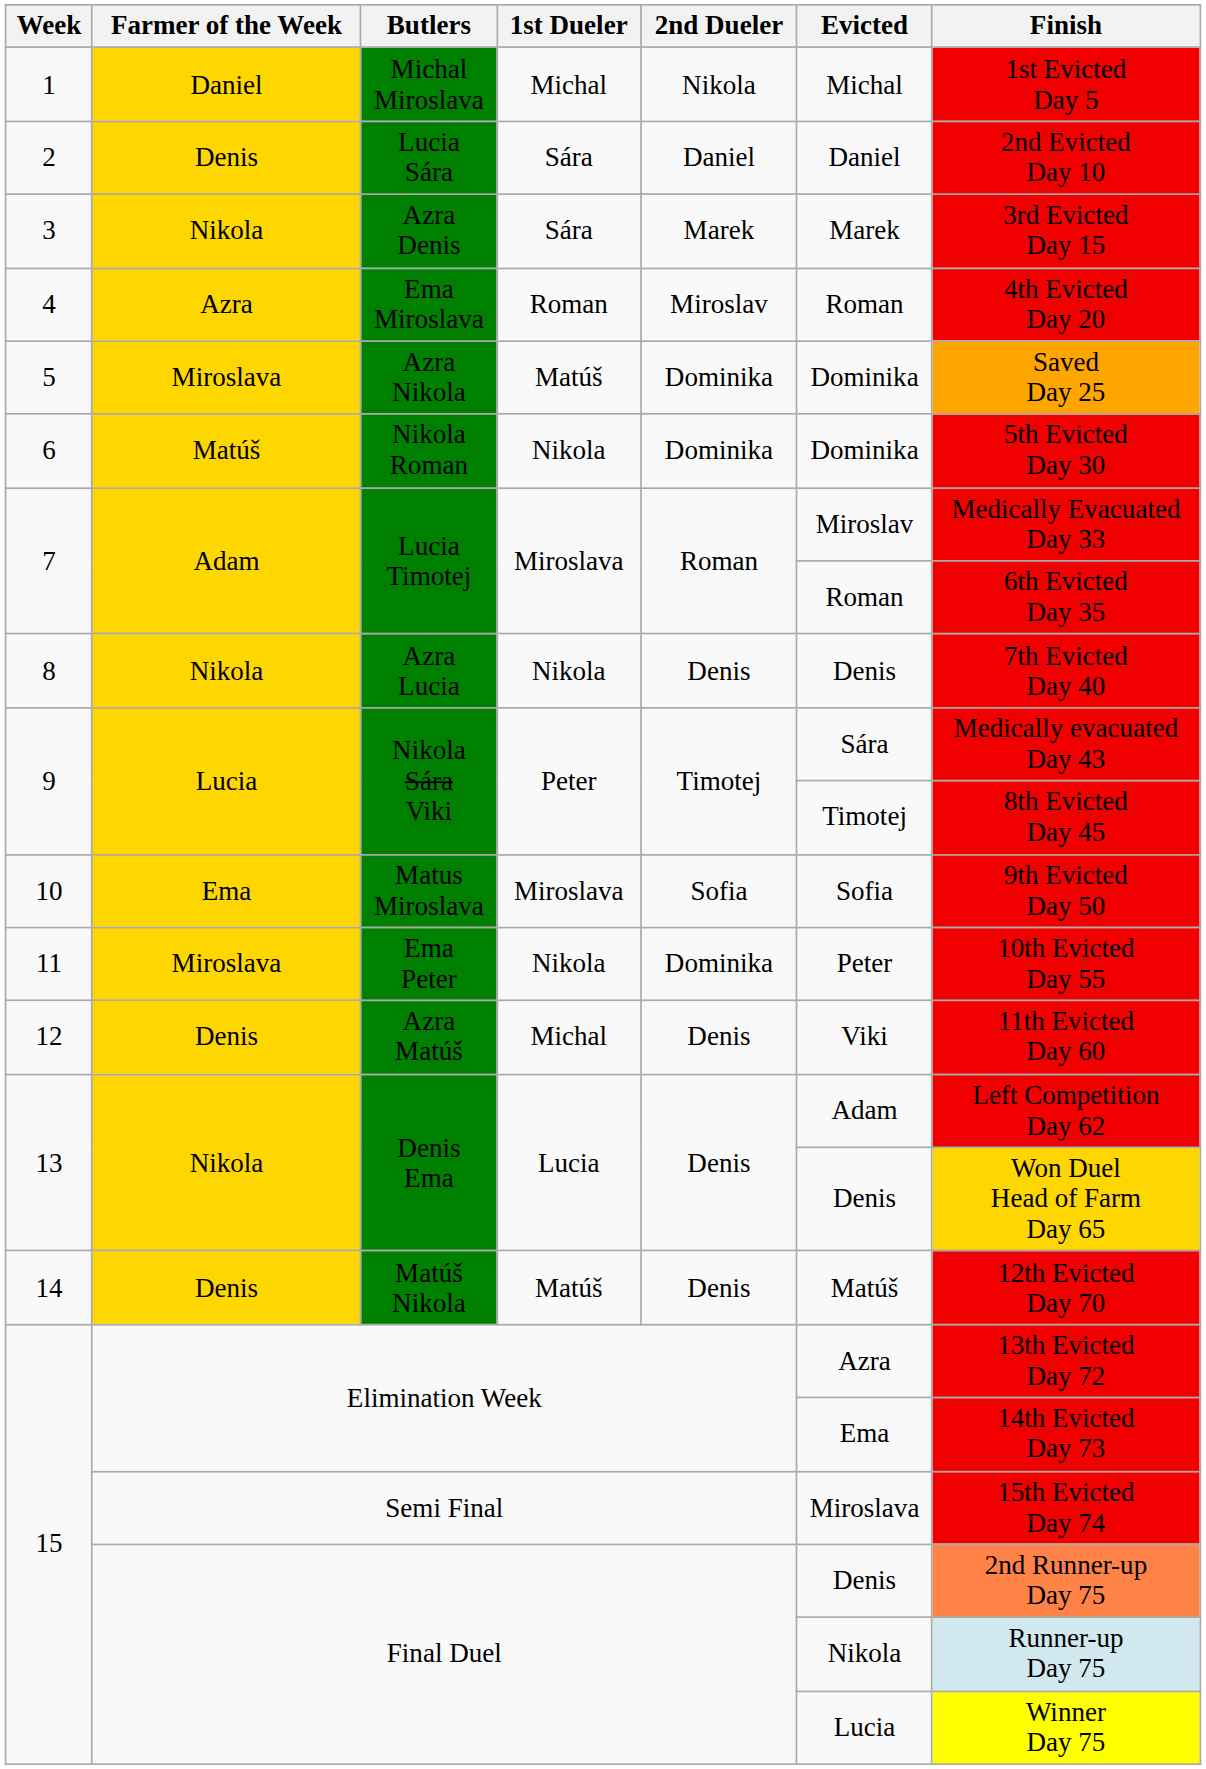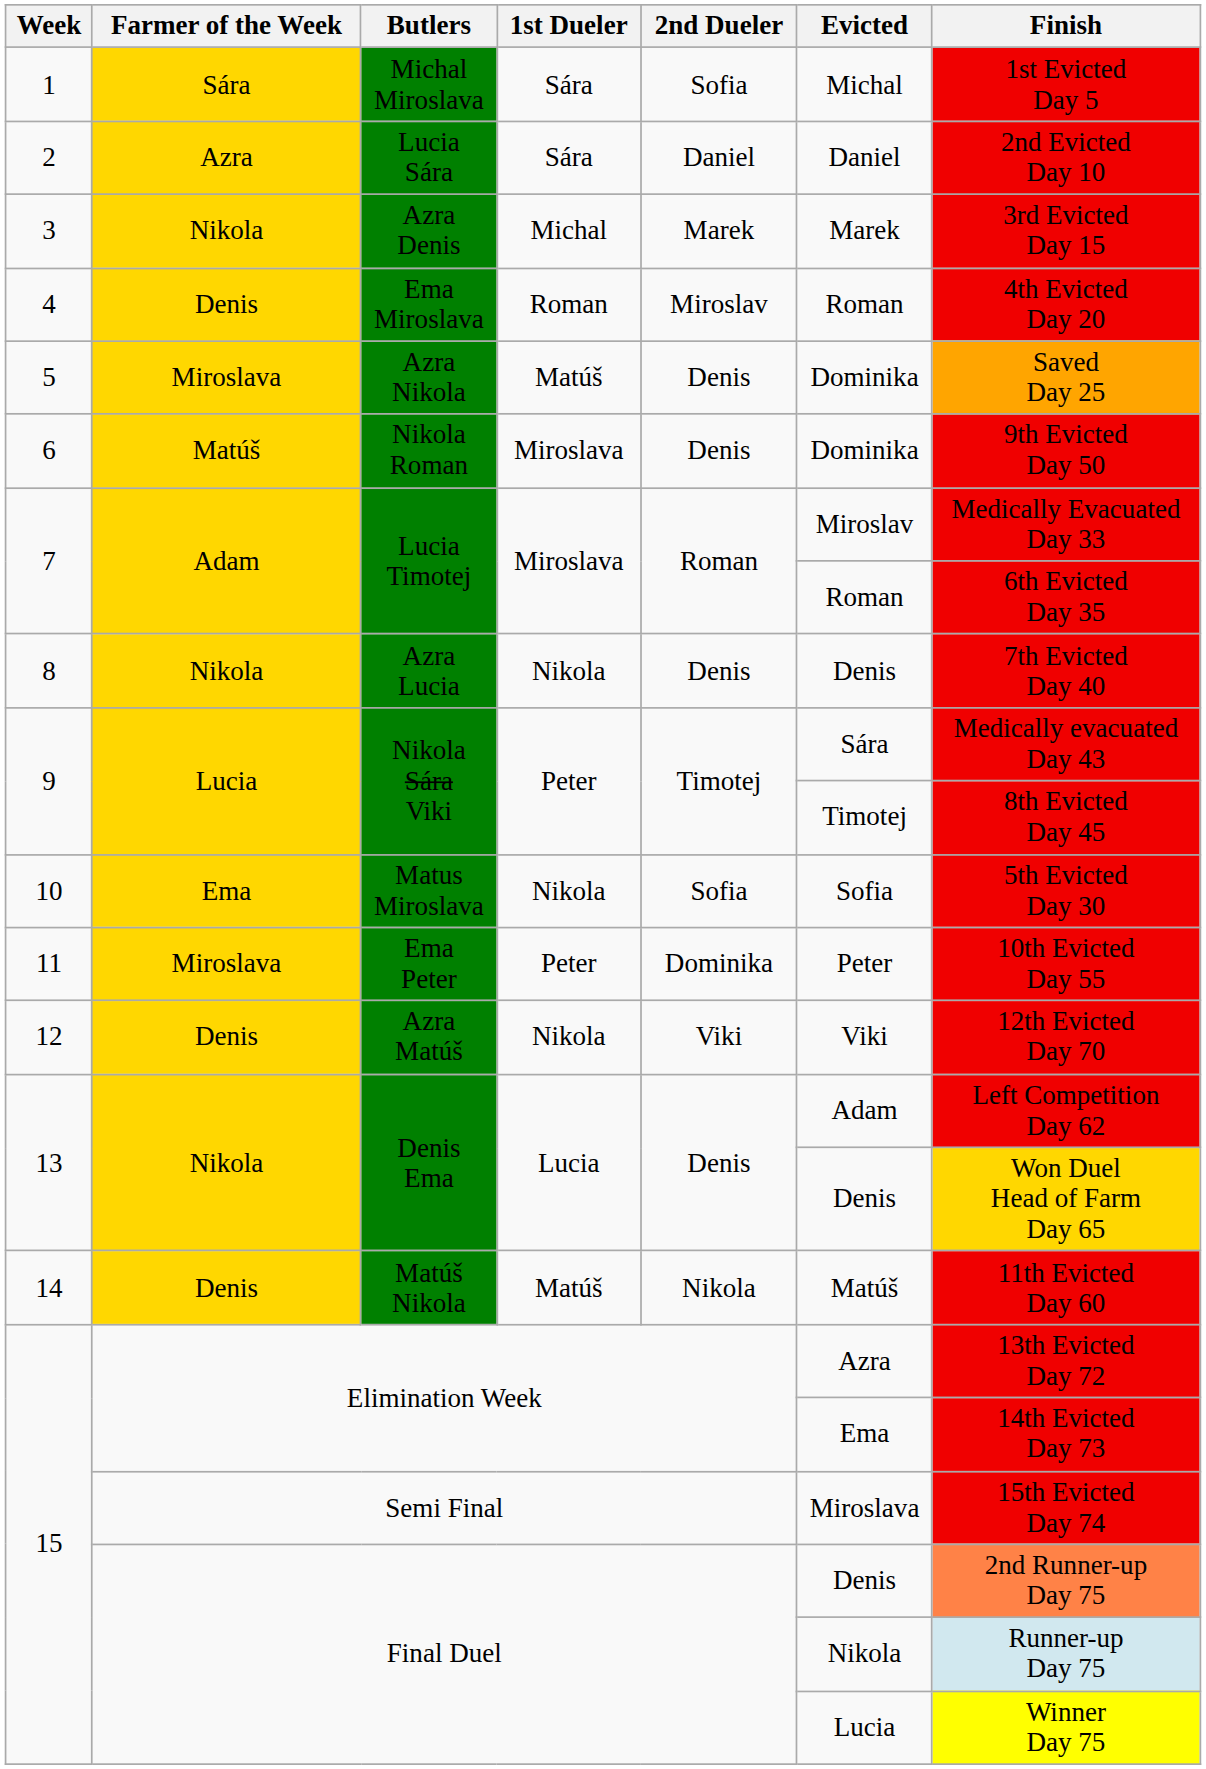(226, 84) Daniel -> (226, 84) Sára
(569, 84) Michal -> (569, 84) Sára
(719, 84) Nikola -> (719, 84) Sofia
(226, 157) Denis -> (226, 157) Azra
(569, 230) Sára -> (569, 230) Michal
(226, 303) Azra -> (226, 303) Denis
(719, 377) Dominika -> (719, 377) Denis
(569, 450) Nikola -> (569, 450) Miroslava
(719, 450) Dominika -> (719, 450) Denis
(1066, 450) 5th Evicted Day 30 -> (1066, 450) 9th Evicted Day 50
(569, 890) Miroslava -> (569, 890) Nikola
(1066, 890) 9th Evicted Day 50 -> (1066, 890) 5th Evicted Day 30
(569, 963) Nikola -> (569, 963) Peter
(569, 1036) Michal -> (569, 1036) Nikola
(719, 1036) Denis -> (719, 1036) Viki
(1066, 1036) 11th Evicted Day 60 -> (1066, 1036) 12th Evicted Day 70
(719, 1287) Denis -> (719, 1287) Nikola
(1066, 1287) 12th Evicted Day 70 -> (1066, 1287) 11th Evicted Day 60
